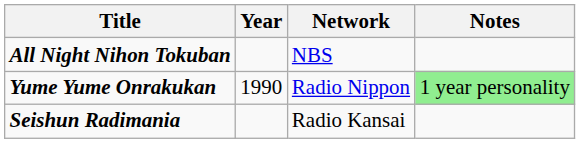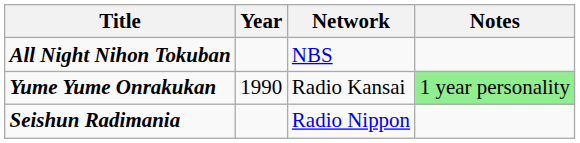(351, 87) Radio Nippon -> (349, 87) Radio Kansai
(349, 120) Radio Kansai -> (351, 120) Radio Nippon
